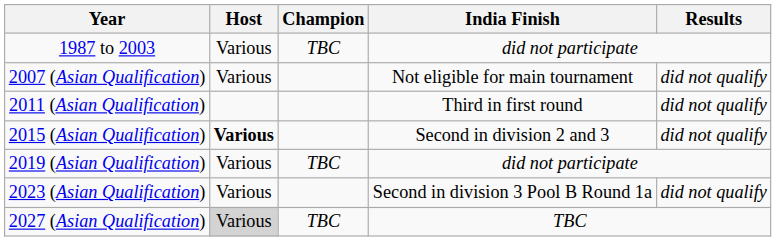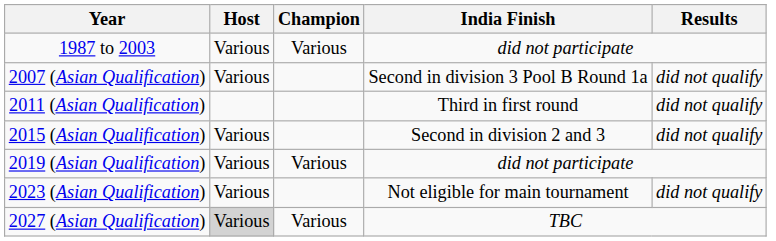(323, 47) TBC -> (319, 47) Various
(512, 76) Not eligible for main tournament -> (508, 76) Second in division 3 Pool B Round 1a
(244, 134) bold -> (242, 134) normal
(323, 163) TBC -> (319, 163) Various
(512, 192) Second in division 3 Pool B Round 1a -> (508, 192) Not eligible for main tournament
(323, 221) TBC -> (319, 221) Various
